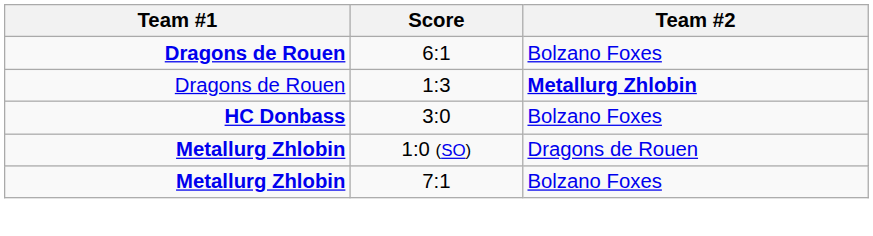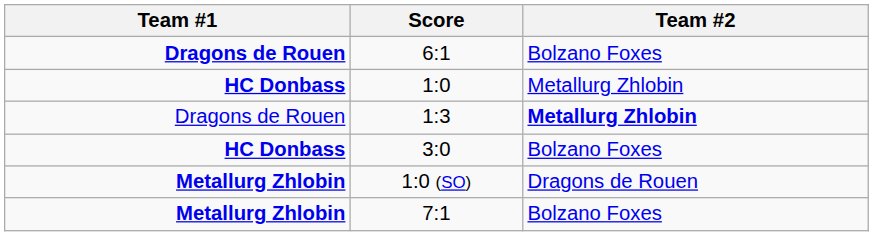+ row: (436, 85)
